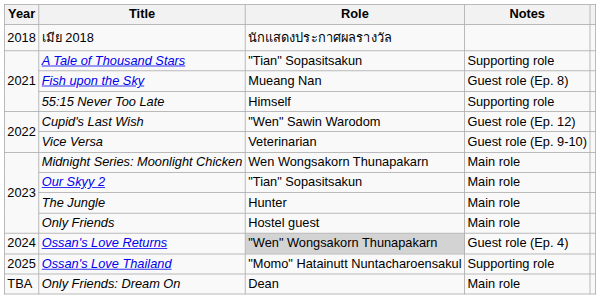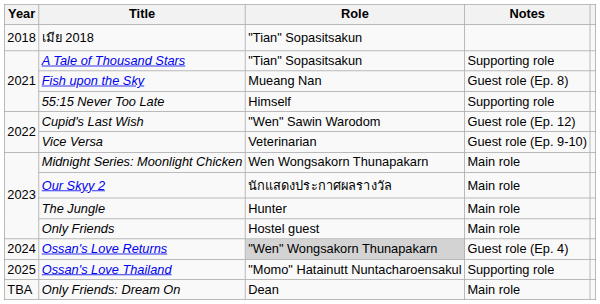(320, 38) นักแสดงประกาศผลรางวัล -> (305, 37) "Tian" Sopasitsakun
(305, 182) "Tian" Sopasitsakun -> (320, 185) นักแสดงประกาศผลรางวัล
